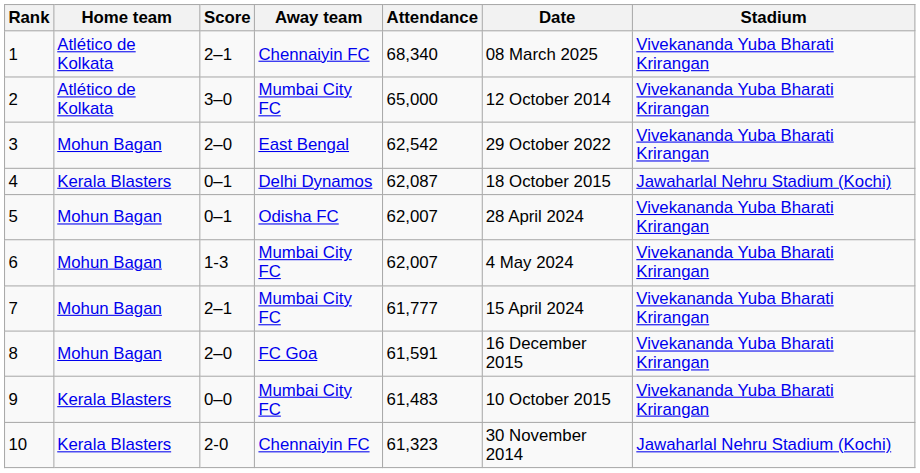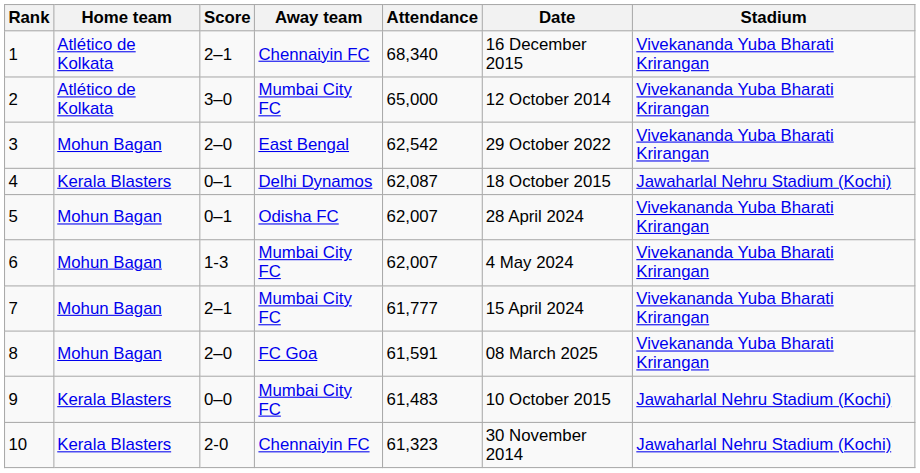(542, 53) 08 March 2025 -> (536, 53) 16 December 2015
(536, 353) 16 December 2015 -> (542, 353) 08 March 2025
(735, 399) Vivekananda Yuba Bharati Krirangan -> (764, 399) Jawaharlal Nehru Stadium (Kochi)
